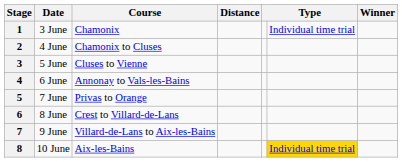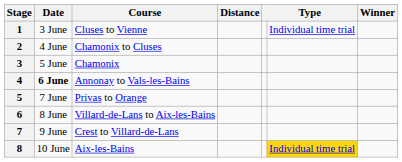(97, 30) Chamonix -> (111, 30) Cluses to Vienne
(111, 64) Cluses to Vienne -> (97, 64) Chamonix
(53, 81) normal -> (53, 81) bold
(127, 115) Crest to Villard-de-Lans -> (145, 115) Villard-de-Lans to Aix-les-Bains
(145, 132) Villard-de-Lans to Aix-les-Bains -> (127, 132) Crest to Villard-de-Lans
